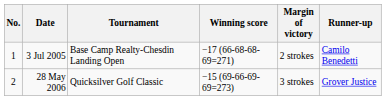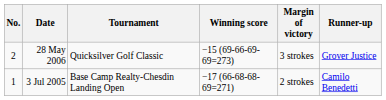rows swapped: (46, 55) <-> (51, 82)
